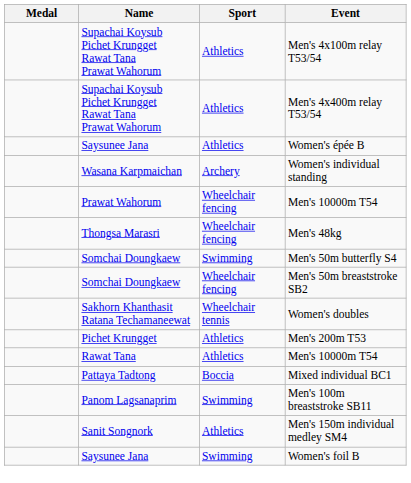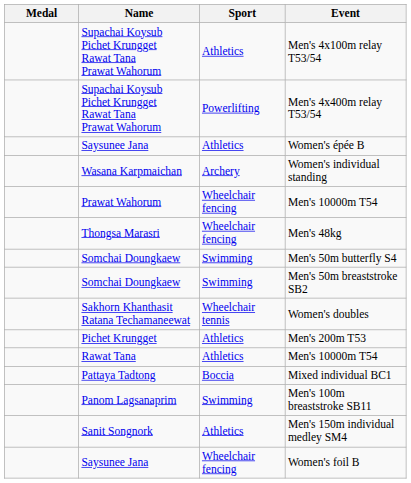(223, 108) Athletics -> (231, 108) Powerlifting
(228, 282) Wheelchair fencing -> (227, 282) Swimming
(227, 456) Swimming -> (228, 462) Wheelchair fencing
